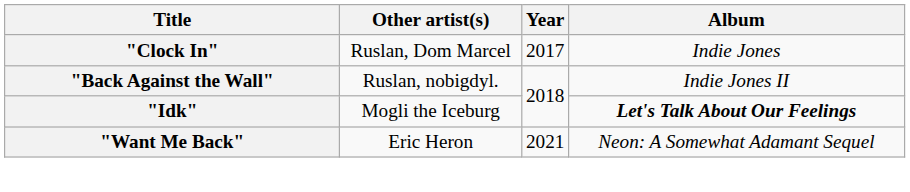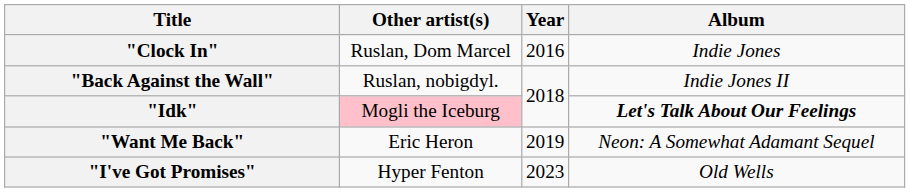(545, 50) 2017 -> (545, 50) 2016
(431, 111) no background -> (431, 111) pink background
(545, 141) 2021 -> (545, 141) 2019
+ row: (172, 171)
